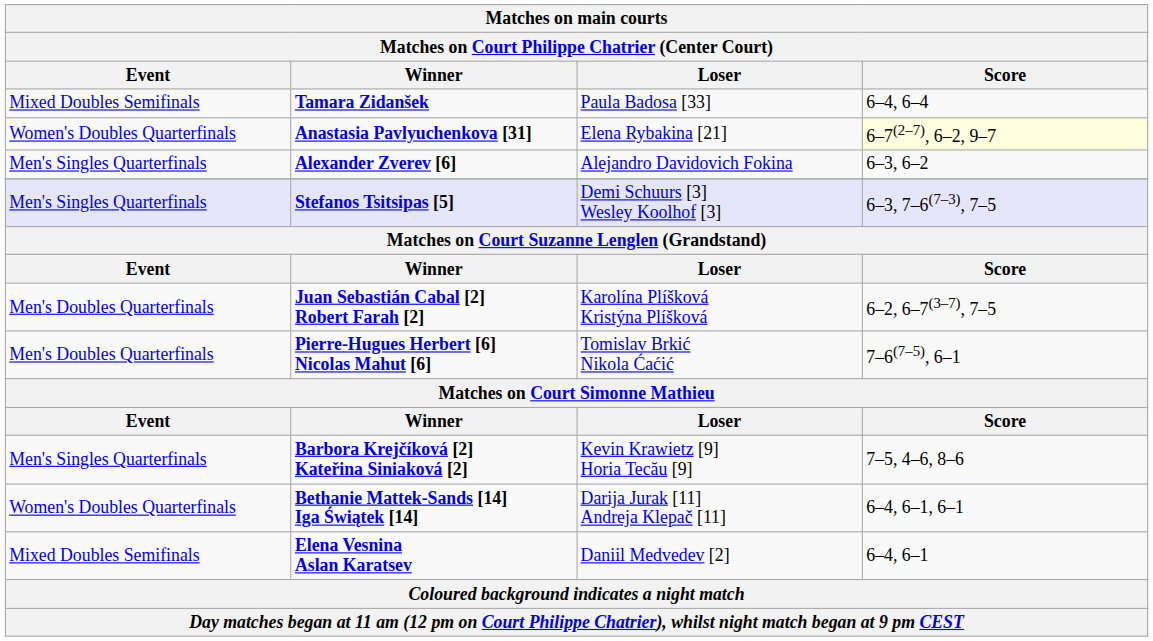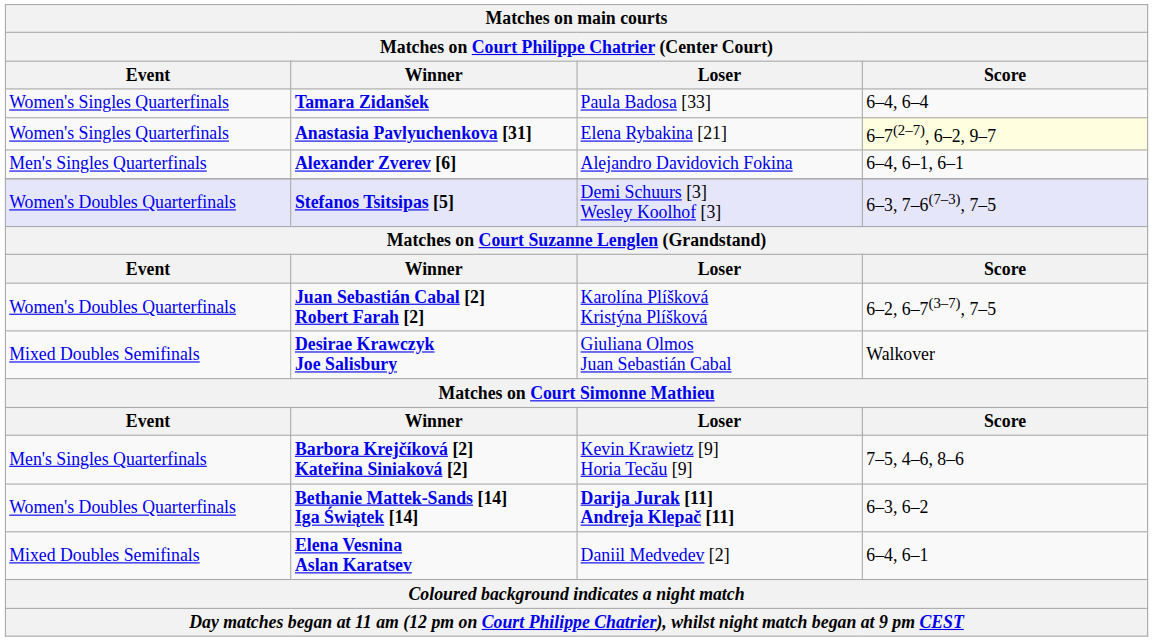(104, 103) Mixed Doubles Semifinals -> (119, 103) Women's Singles Quarterfinals
(123, 133) Women's Doubles Quarterfinals -> (119, 133) Women's Singles Quarterfinals
(897, 164) 6–3, 6–2 -> (915, 164) 6–4, 6–1, 6–1
(108, 202) Men's Singles Quarterfinals -> (123, 202) Women's Doubles Quarterfinals
(111, 306) Men's Doubles Quarterfinals -> (123, 306) Women's Doubles Quarterfinals
- row: (395, 354)
+ row: (365, 354)
(653, 507) normal -> (657, 507) bold
(915, 507) 6–4, 6–1, 6–1 -> (897, 507) 6–3, 6–2
